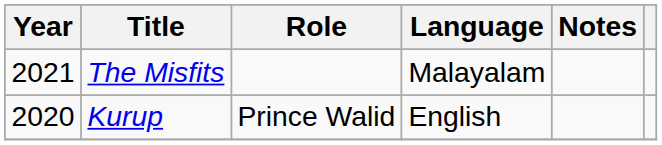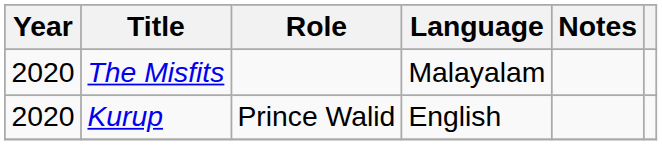(43, 71) 2021 -> (43, 71) 2020
